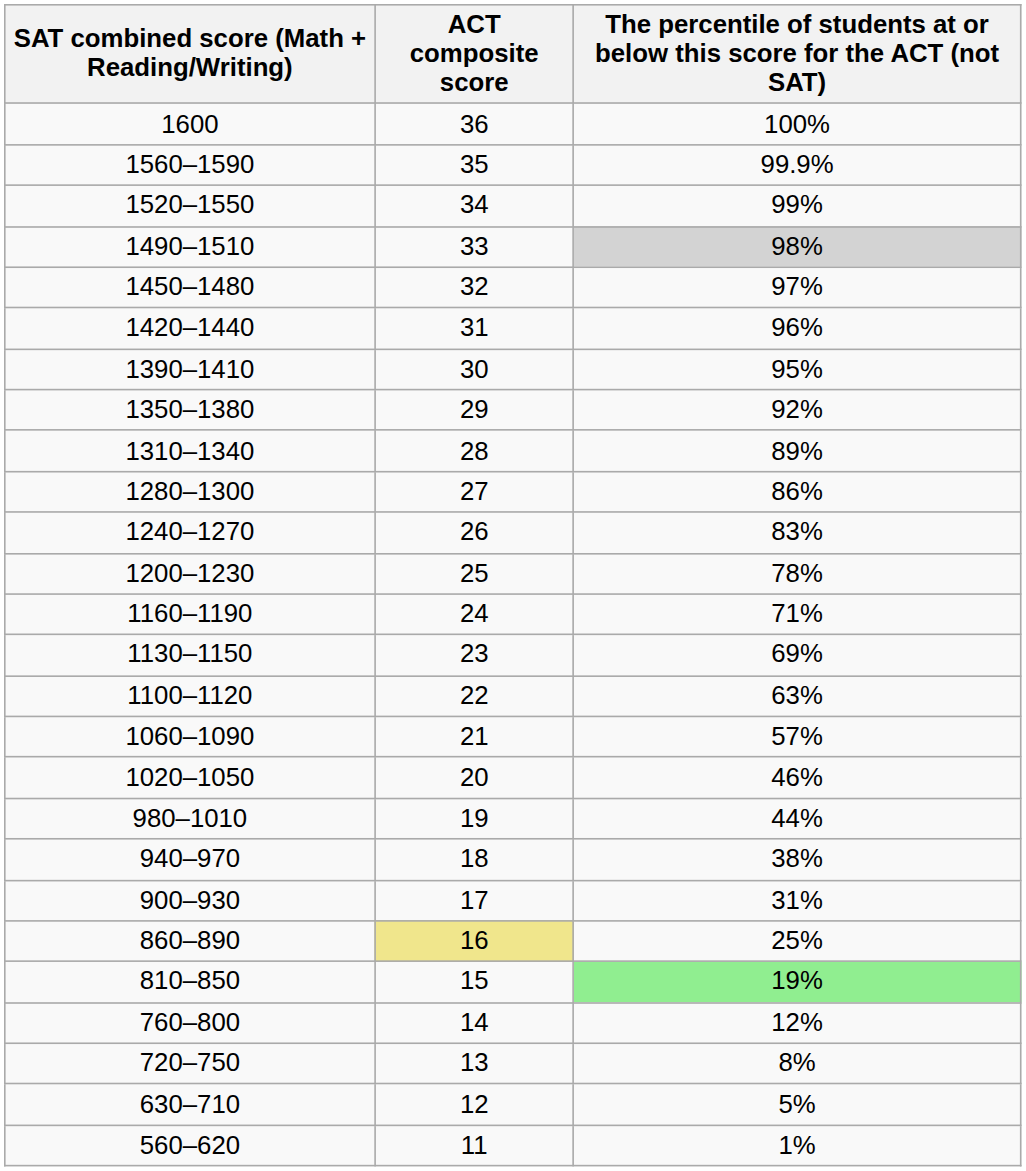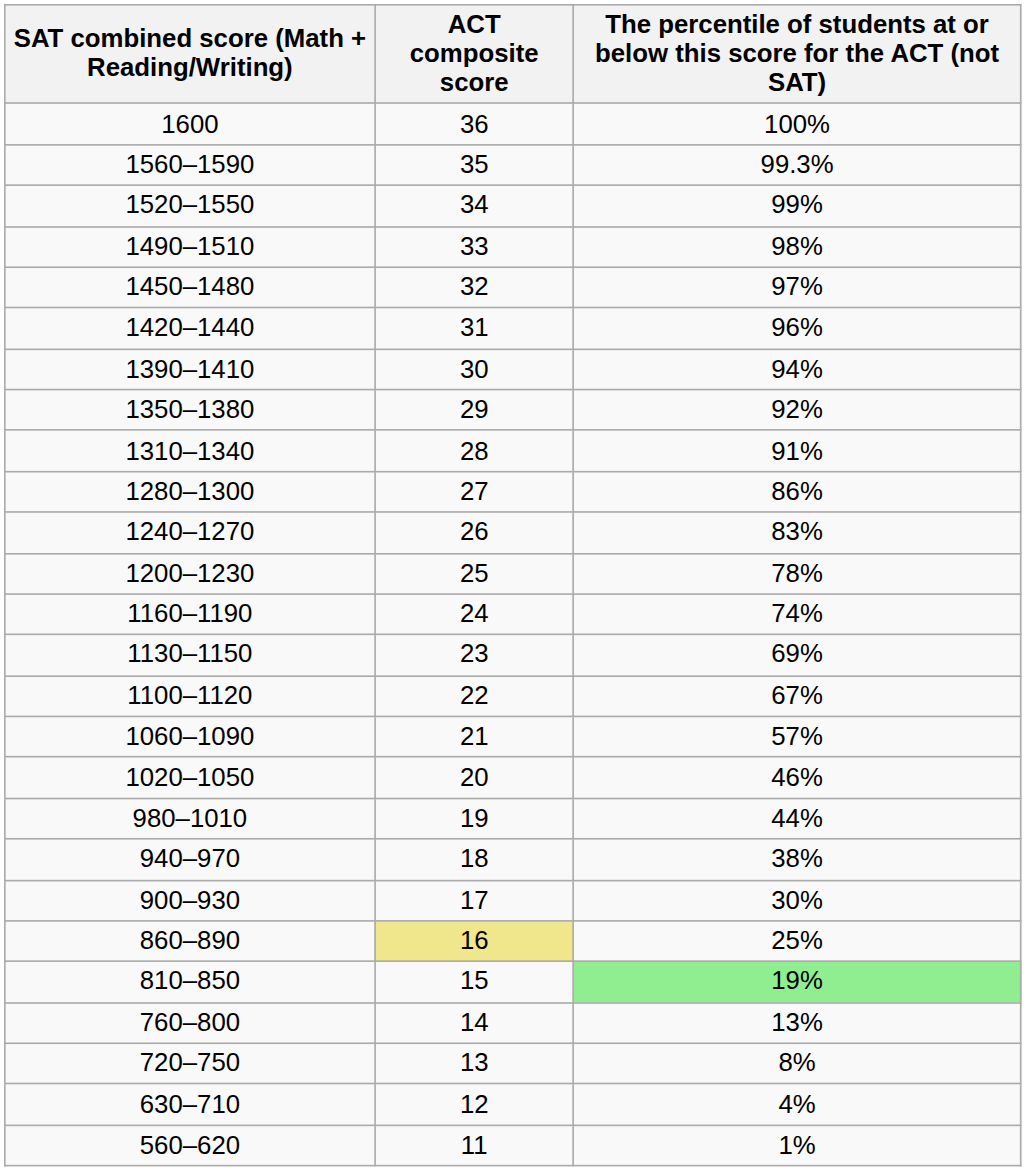(797, 164) 99.9% -> (797, 164) 99.3%
(797, 246) lightgrey background -> (797, 246) no background
(797, 368) 95% -> (797, 368) 94%
(797, 450) 89% -> (797, 450) 91%
(797, 613) 71% -> (797, 613) 74%
(797, 695) 63% -> (797, 695) 67%
(797, 899) 31% -> (797, 899) 30%
(797, 1022) 12% -> (797, 1022) 13%
(797, 1104) 5% -> (797, 1104) 4%
